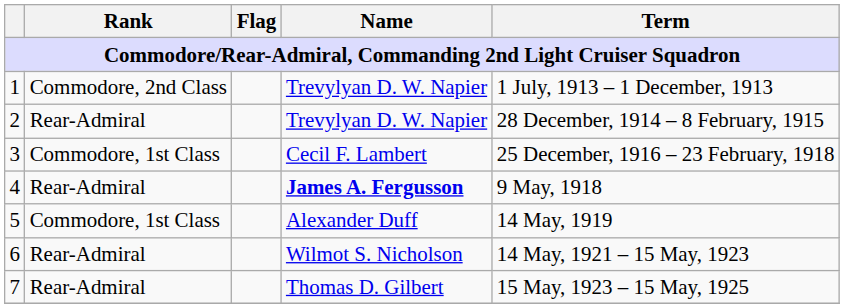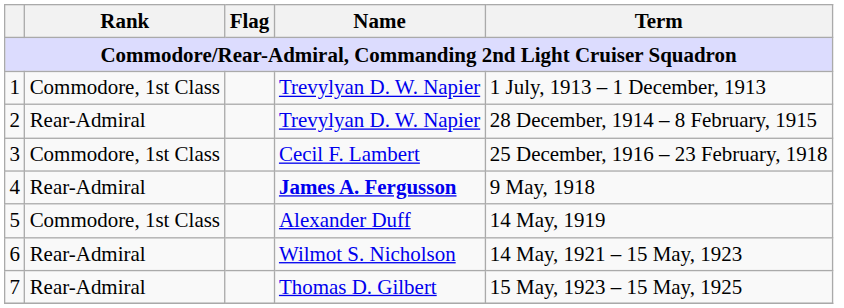(128, 87) Commodore, 2nd Class -> (125, 87) Commodore, 1st Class
